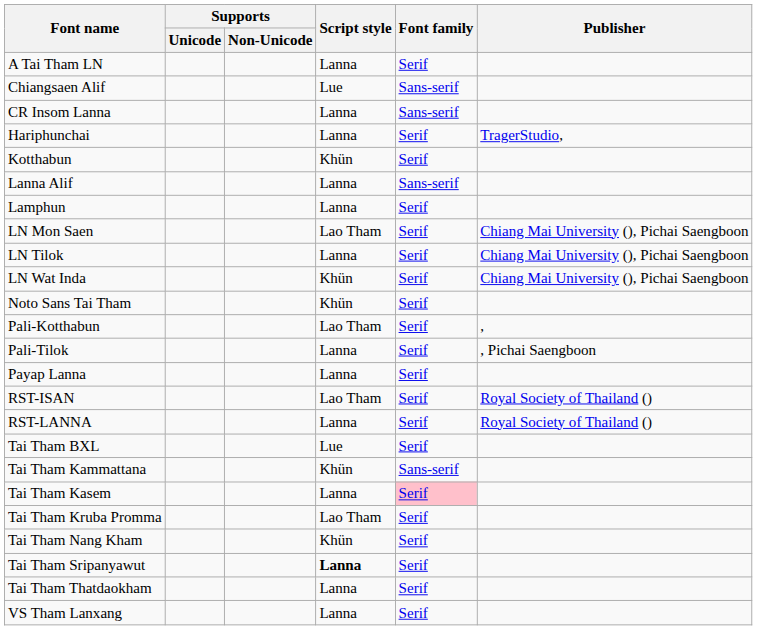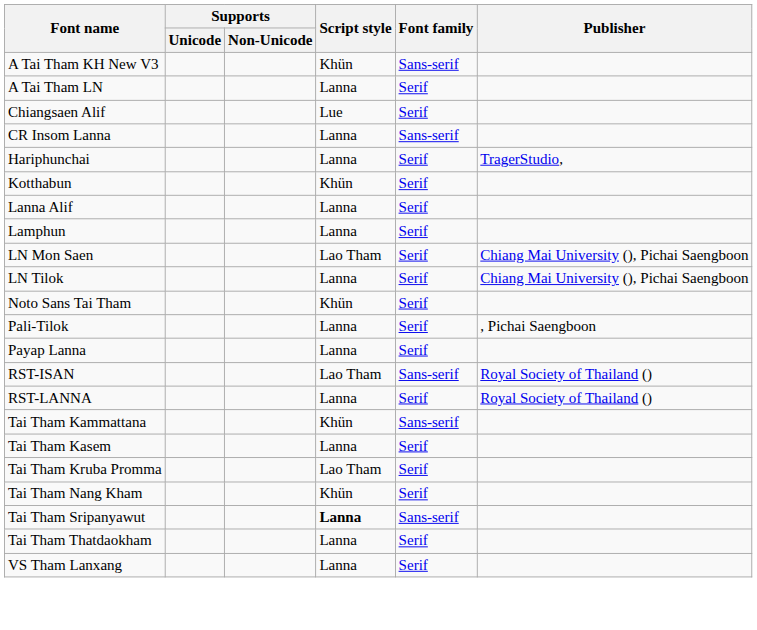+ row: (83, 64)
(429, 87) Sans-serif -> (413, 111) Serif
(429, 183) Sans-serif -> (413, 207) Serif
- row: (47, 278)
- row: (54, 326)
(413, 398) Serif -> (429, 374) Sans-serif
- row: (54, 445)
(413, 493) pink background -> (413, 445) no background
(413, 565) Serif -> (429, 517) Sans-serif
